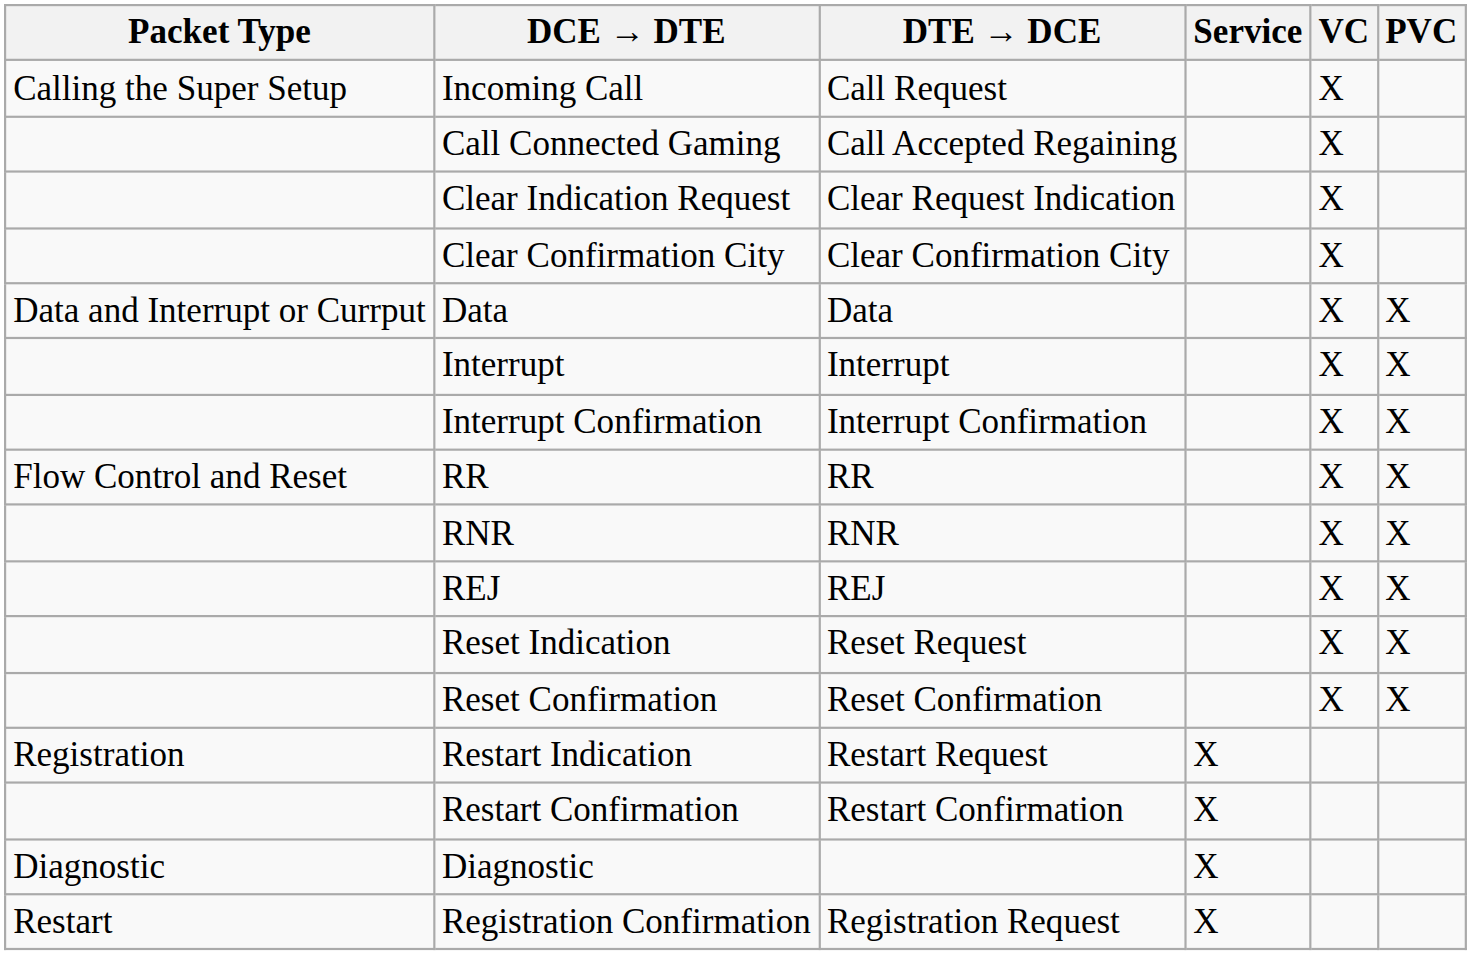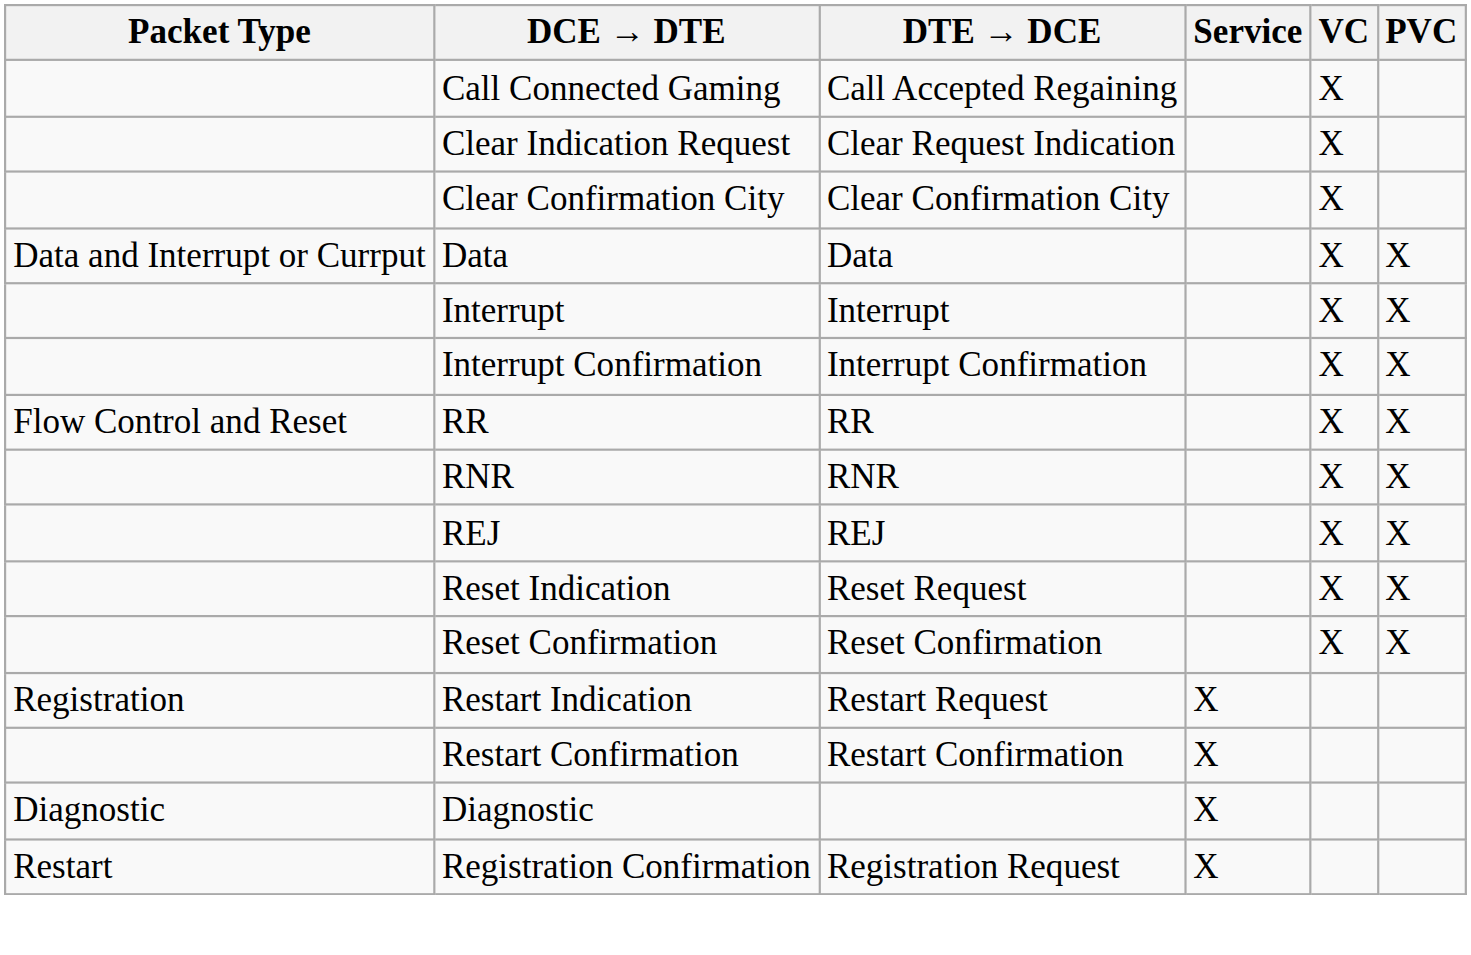- row: (543, 87)
